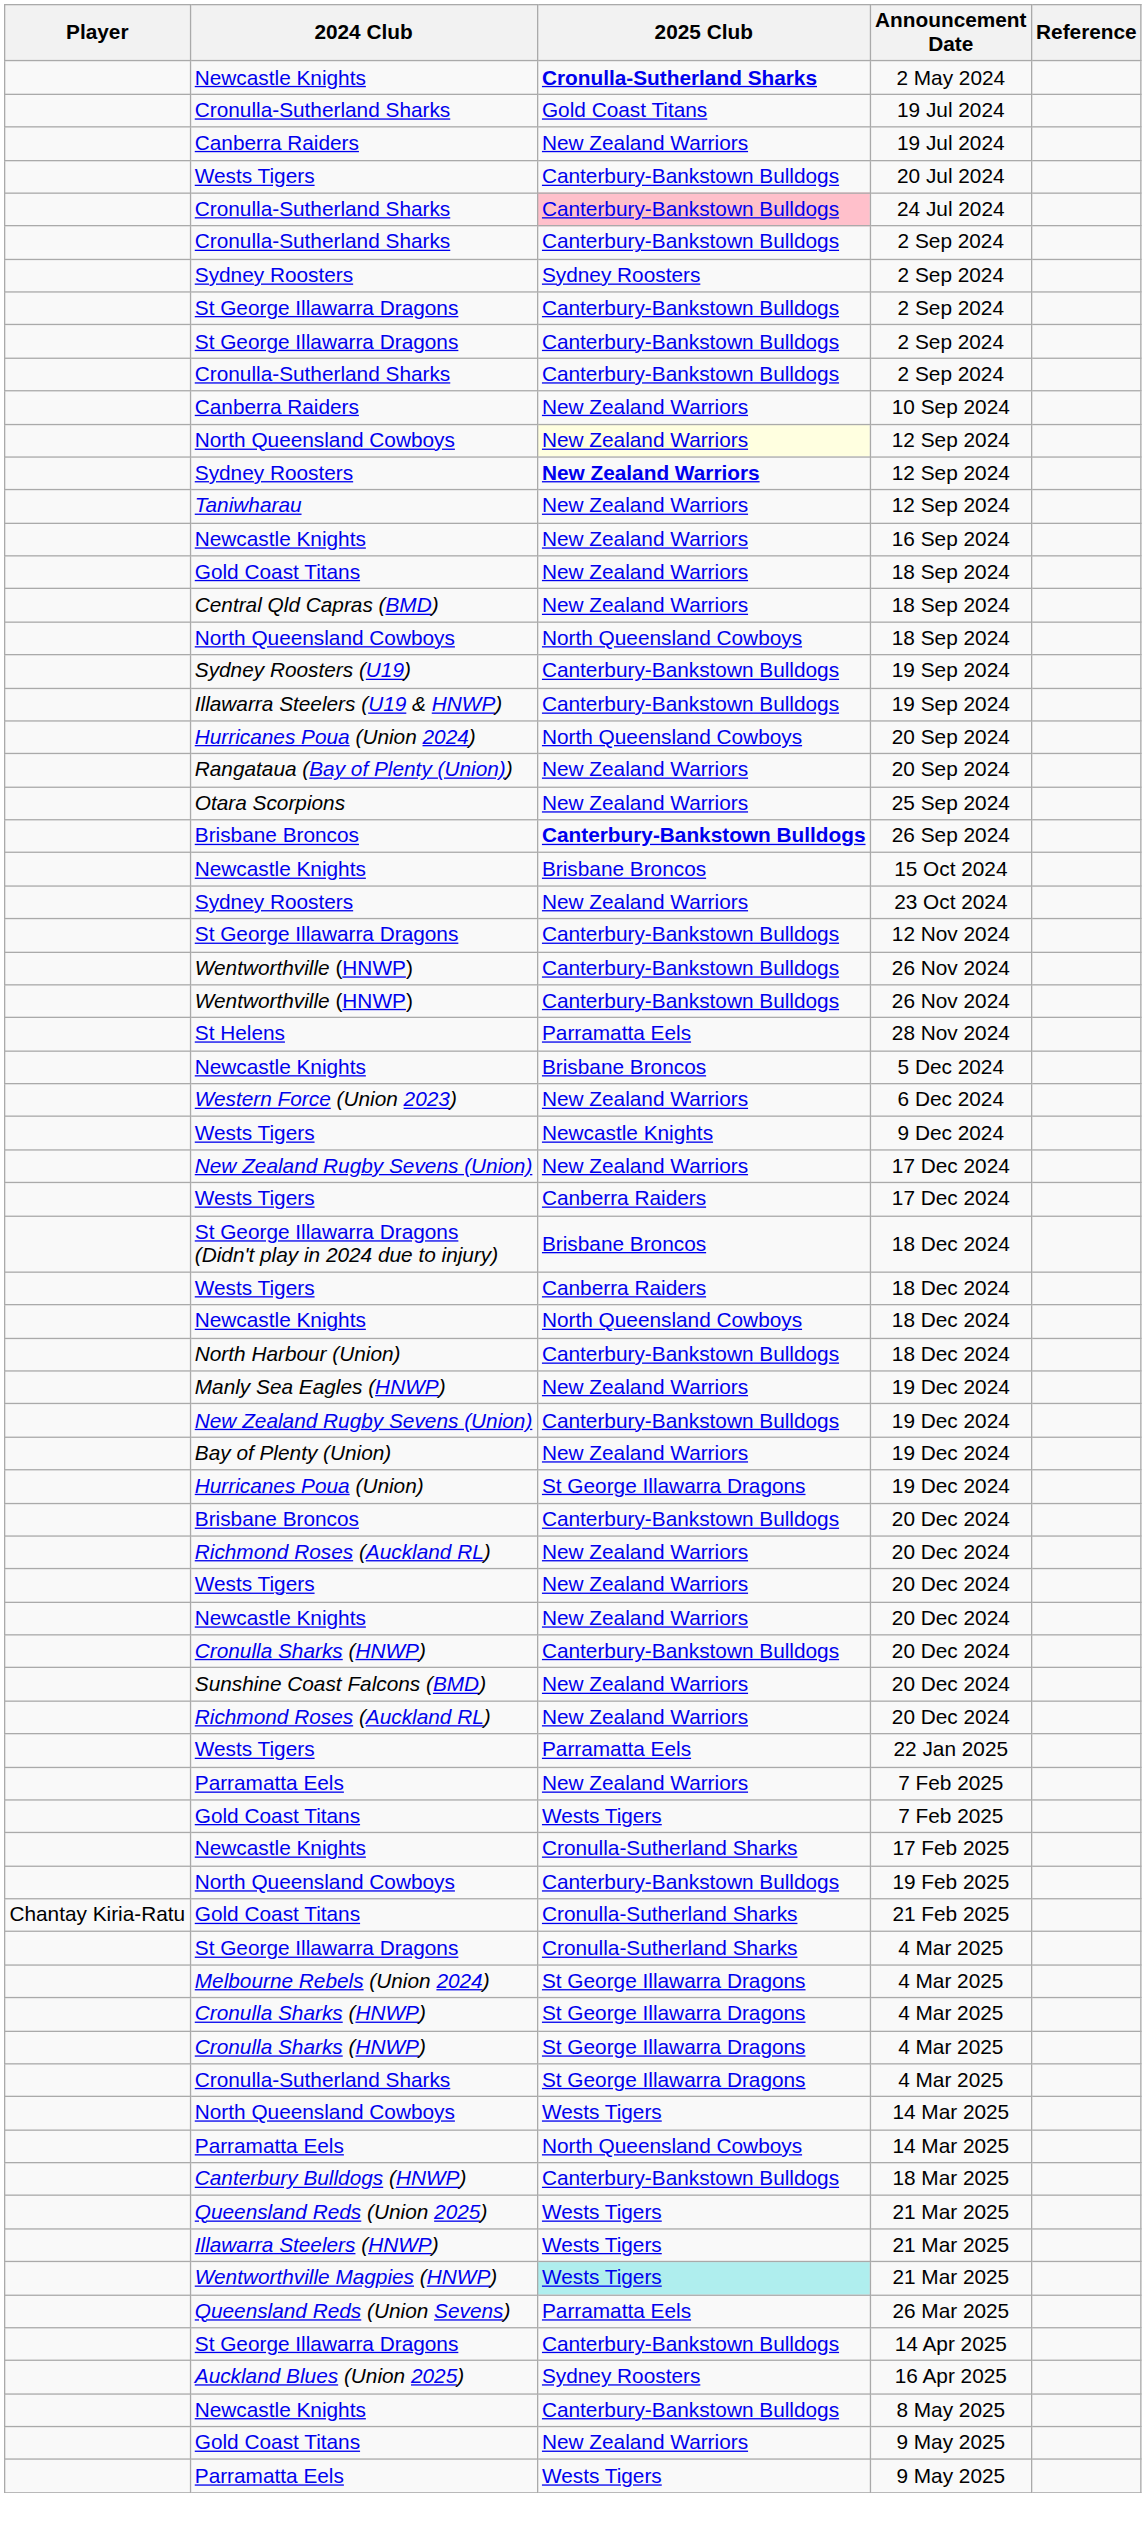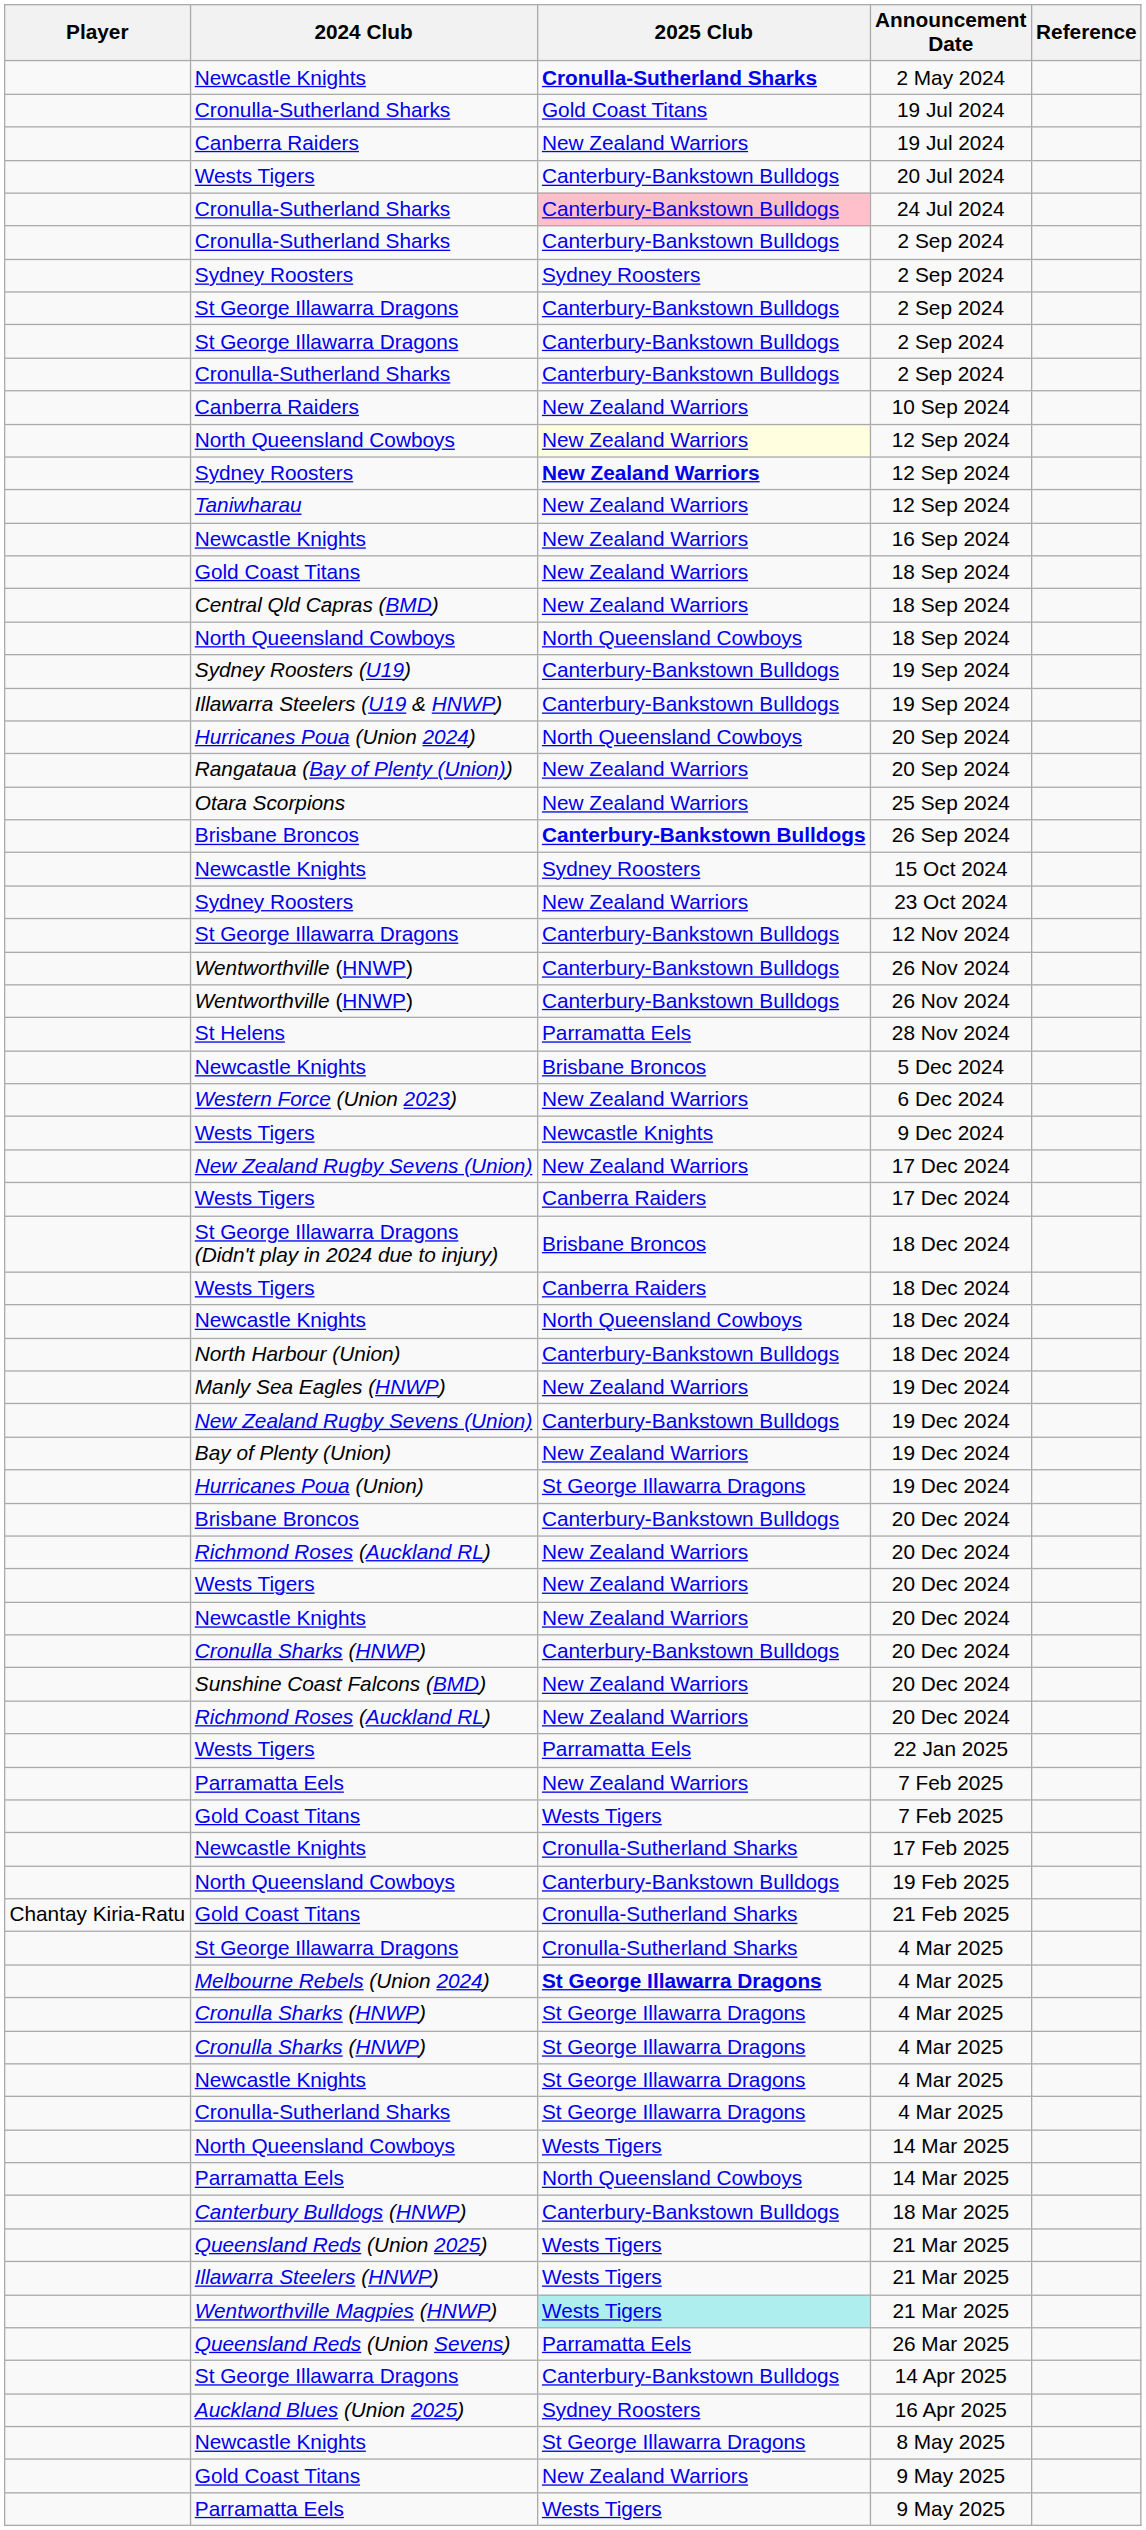(624, 869) Brisbane Broncos -> (621, 869) Sydney Roosters
(674, 1981) normal -> (682, 1981) bold
+ row: (280, 2080)
(691, 2409) Canterbury-Bankstown Bulldogs -> (674, 2442) St George Illawarra Dragons
